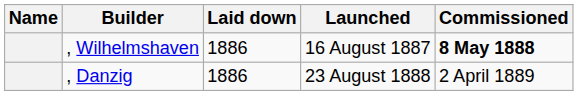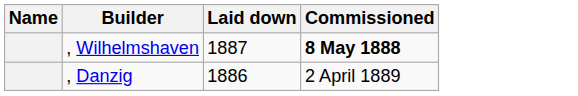- column: (368, 18)
(227, 47) 1886 -> (227, 47) 1887
